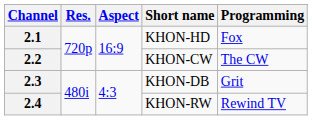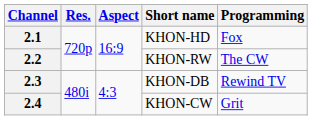(179, 59) KHON-CW -> (178, 59) KHON-RW
(232, 81) Grit -> (253, 81) Rewind TV
(178, 103) KHON-RW -> (179, 103) KHON-CW
(253, 103) Rewind TV -> (232, 103) Grit
